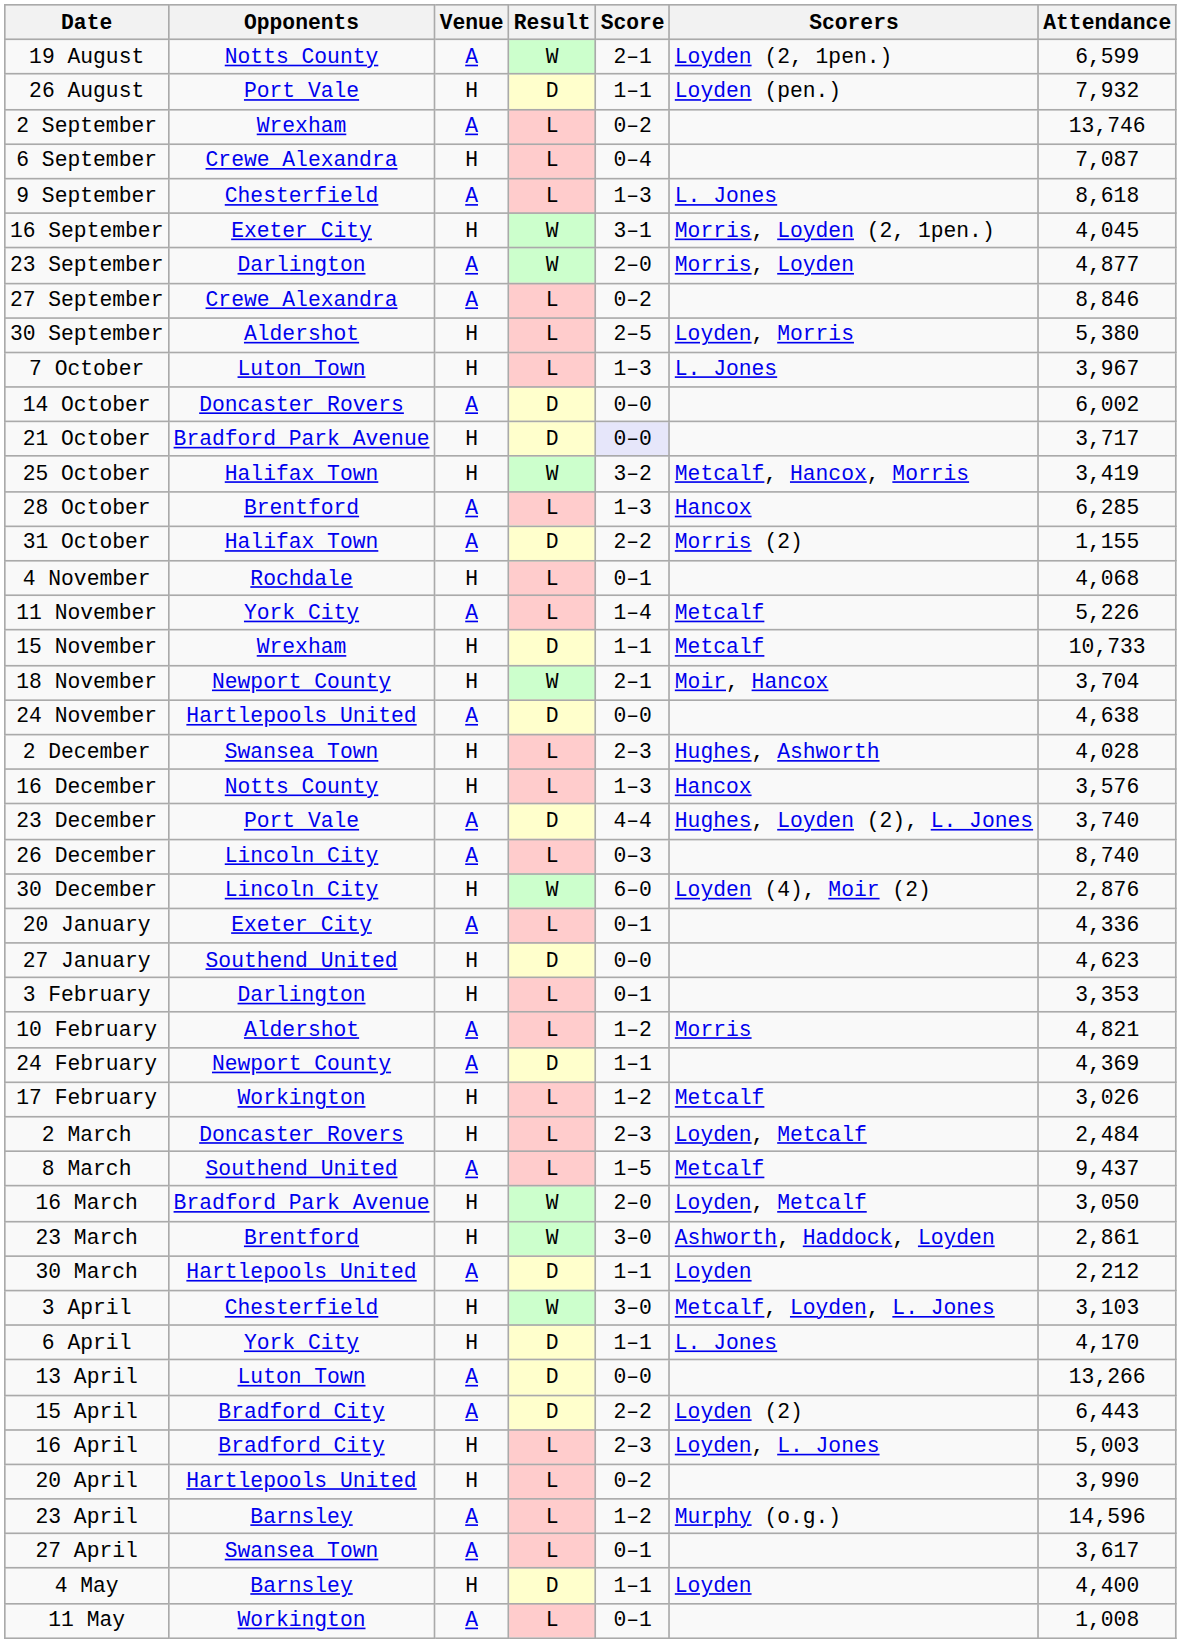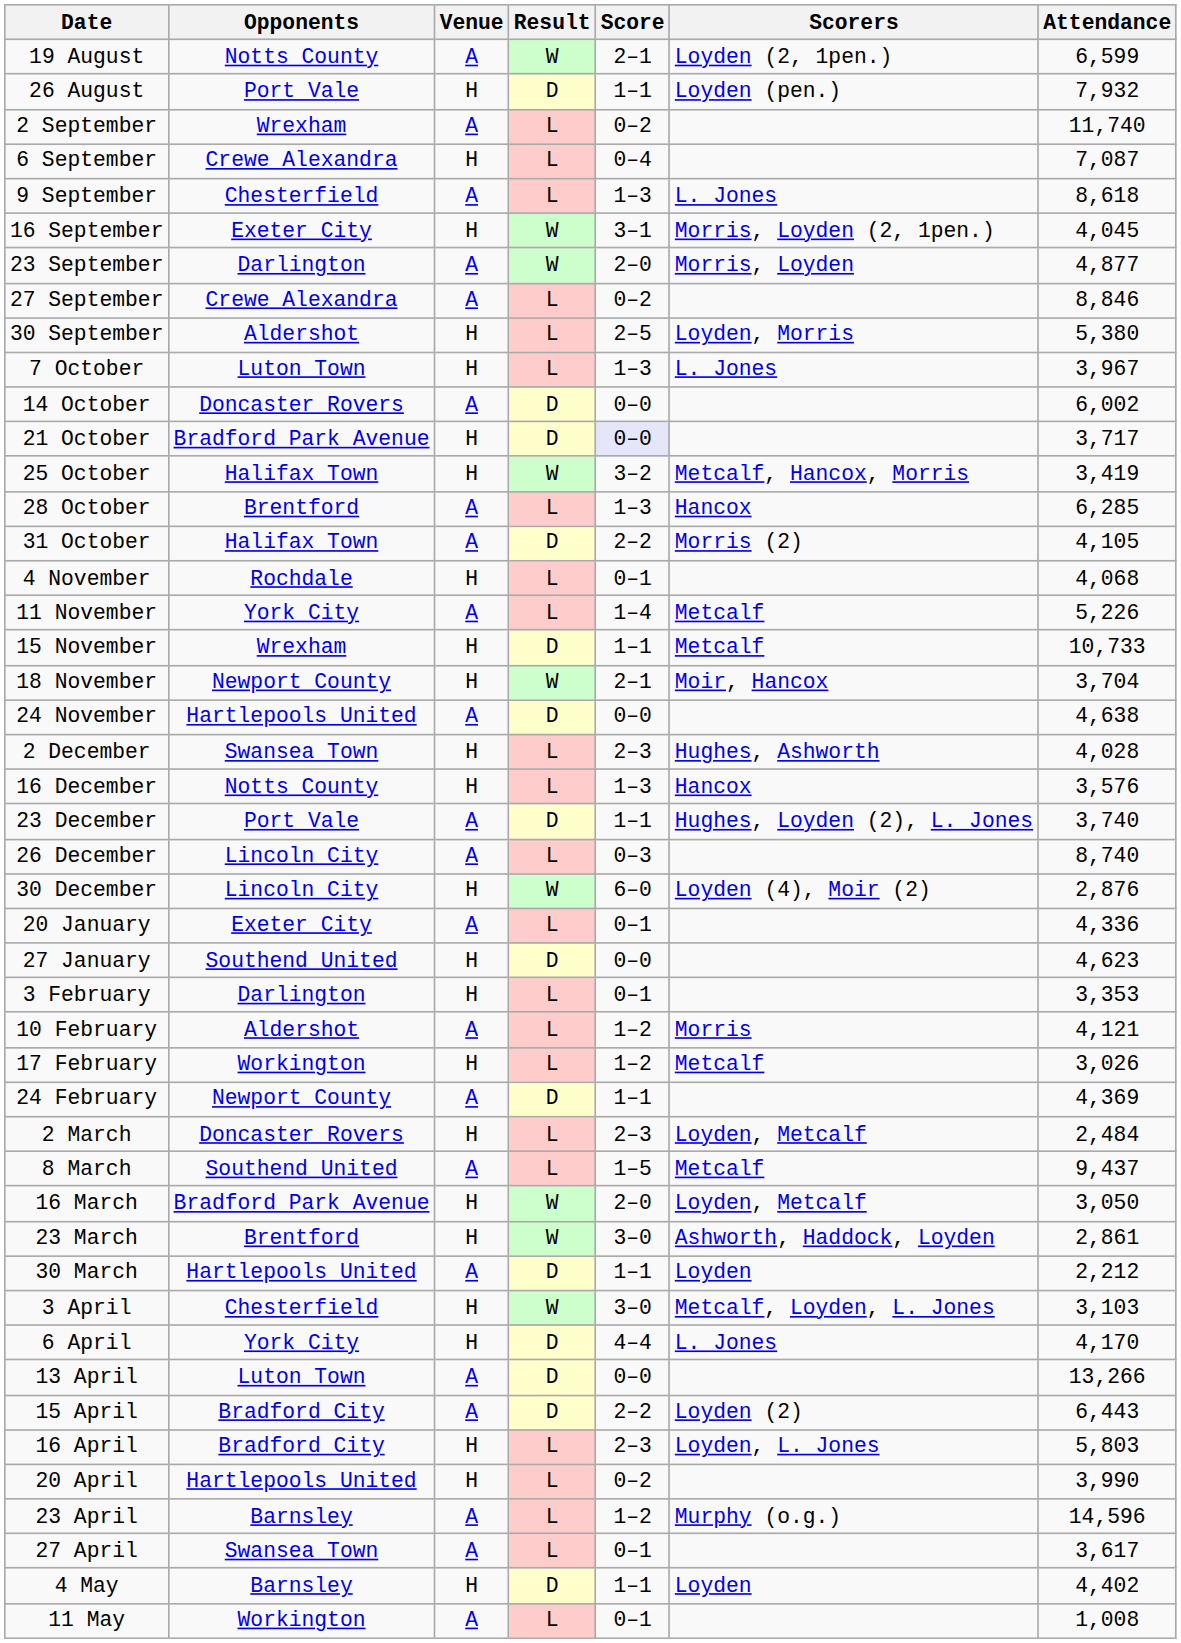(1107, 126) 13,746 -> (1107, 126) 11,740
(1107, 543) 1,155 -> (1107, 543) 4,105
(633, 821) 4–4 -> (633, 821) 1–1
(1107, 1030) 4,821 -> (1107, 1030) 4,121
rows swapped: (87, 1099) <-> (87, 1065)
(633, 1343) 1–1 -> (633, 1343) 4–4
(1107, 1447) 5,003 -> (1107, 1447) 5,803
(1107, 1586) 4,400 -> (1107, 1586) 4,402
